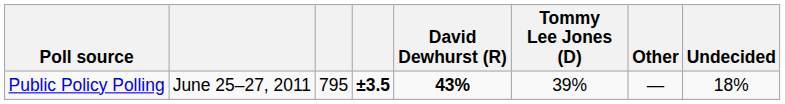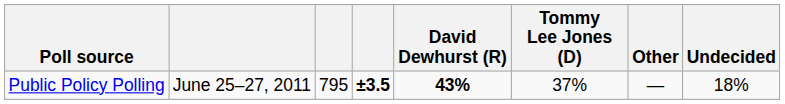(570, 85) 39% -> (570, 85) 37%
